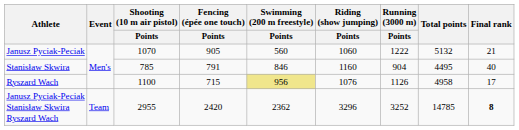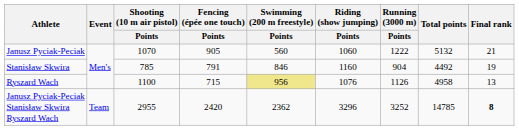(444, 67) 4495 -> (444, 67) 4492
(491, 67) 40 -> (491, 67) 19
(491, 82) 17 -> (491, 82) 13
